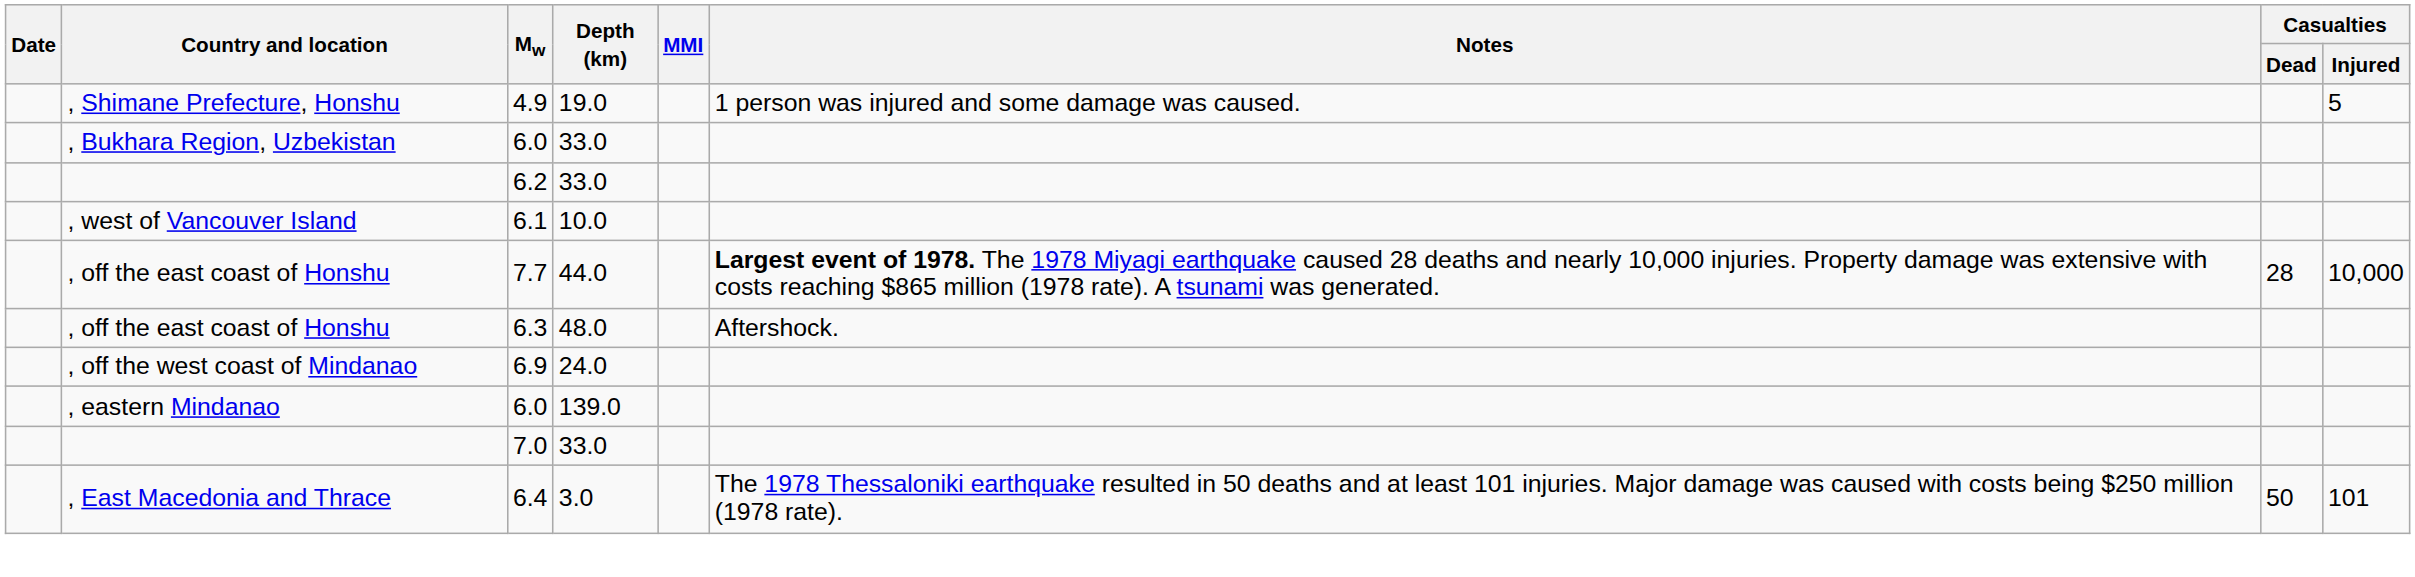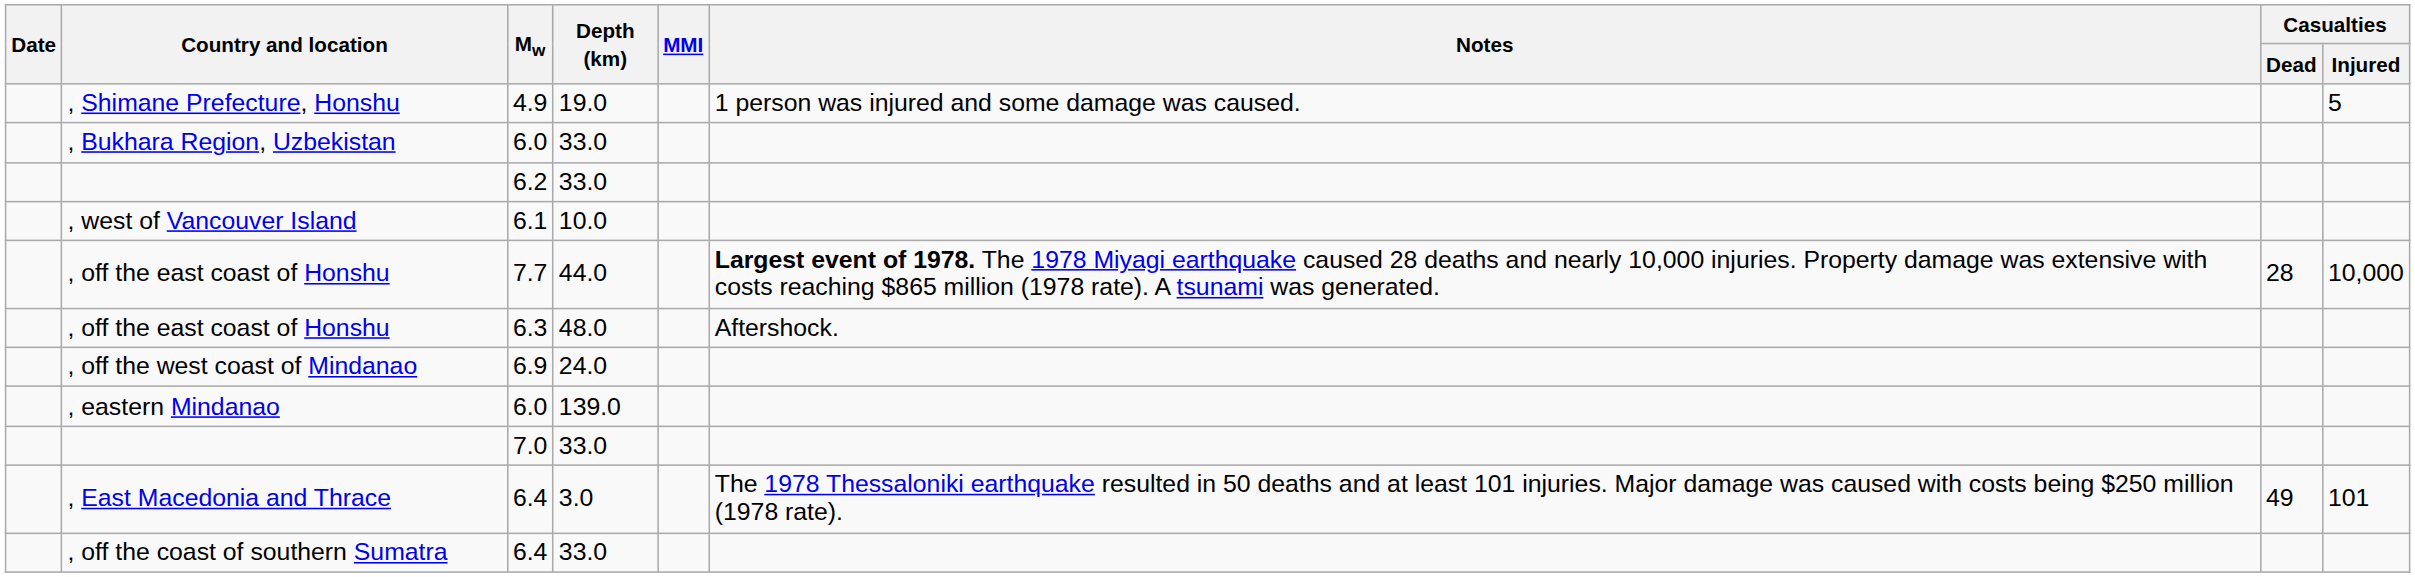(2280, 498) 50 -> (2280, 498) 49
+ row: (258, 551)
